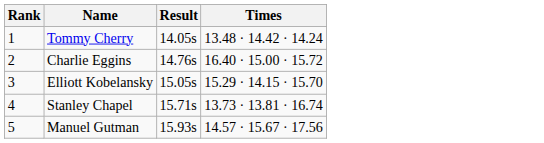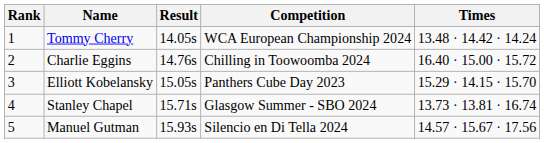+ column: (308, 15)
